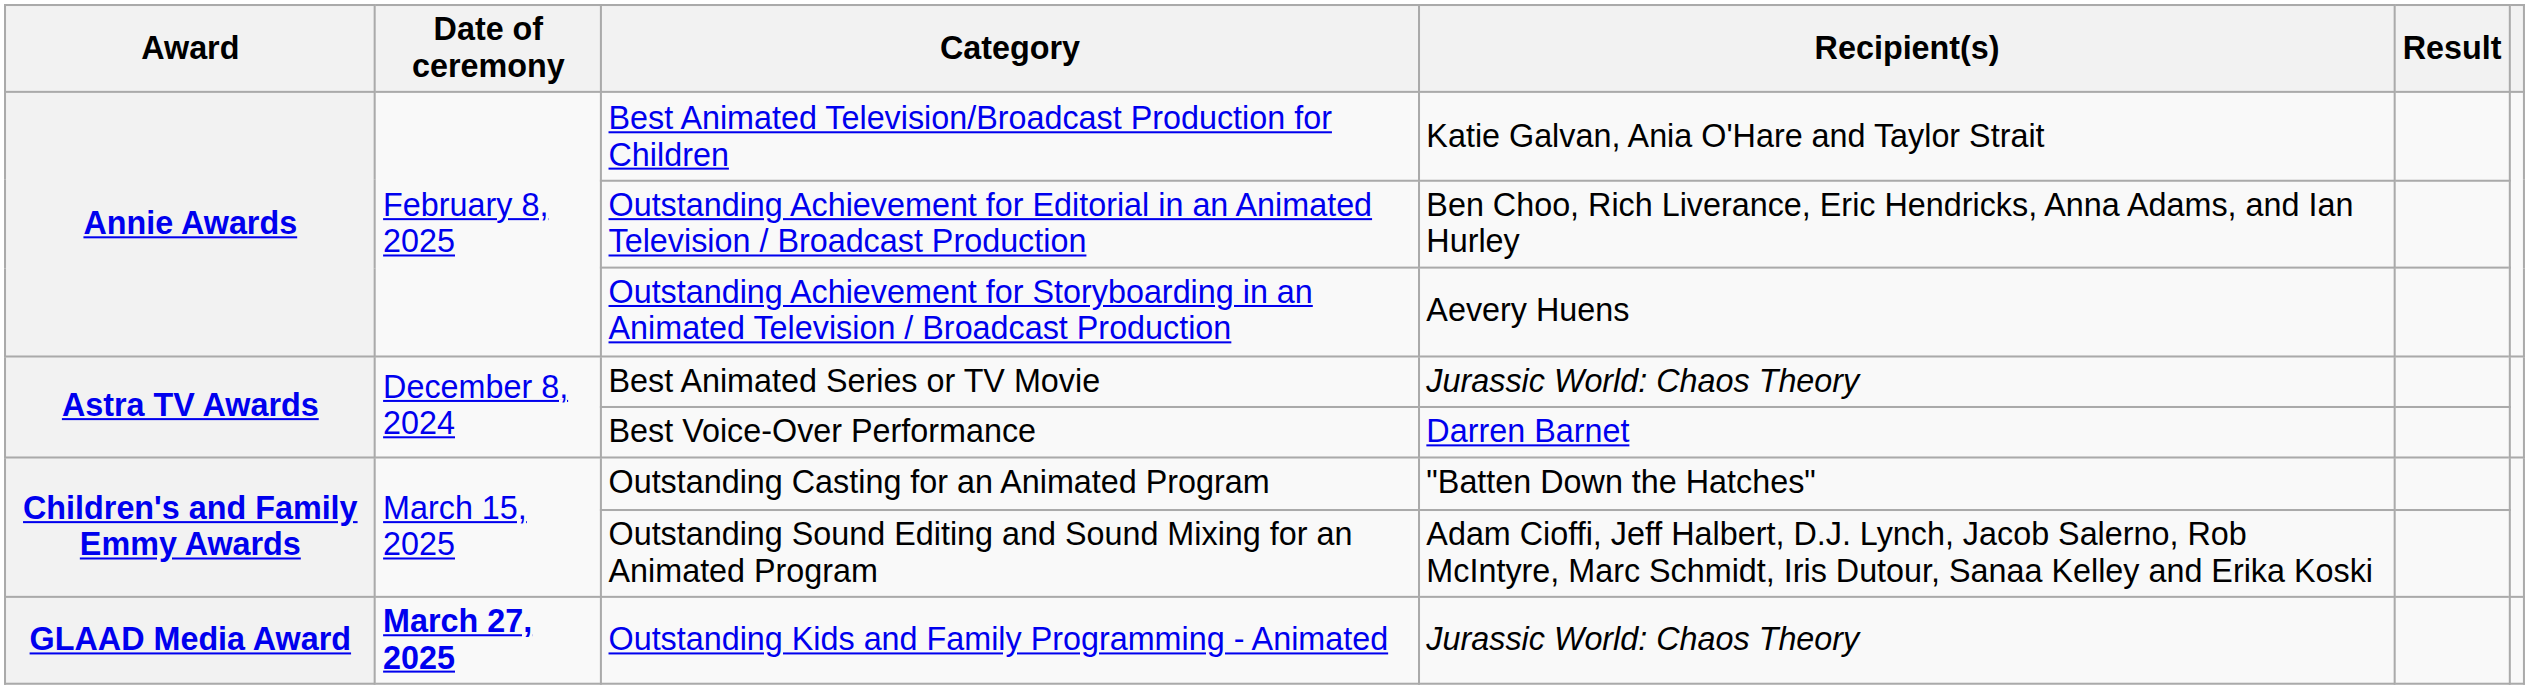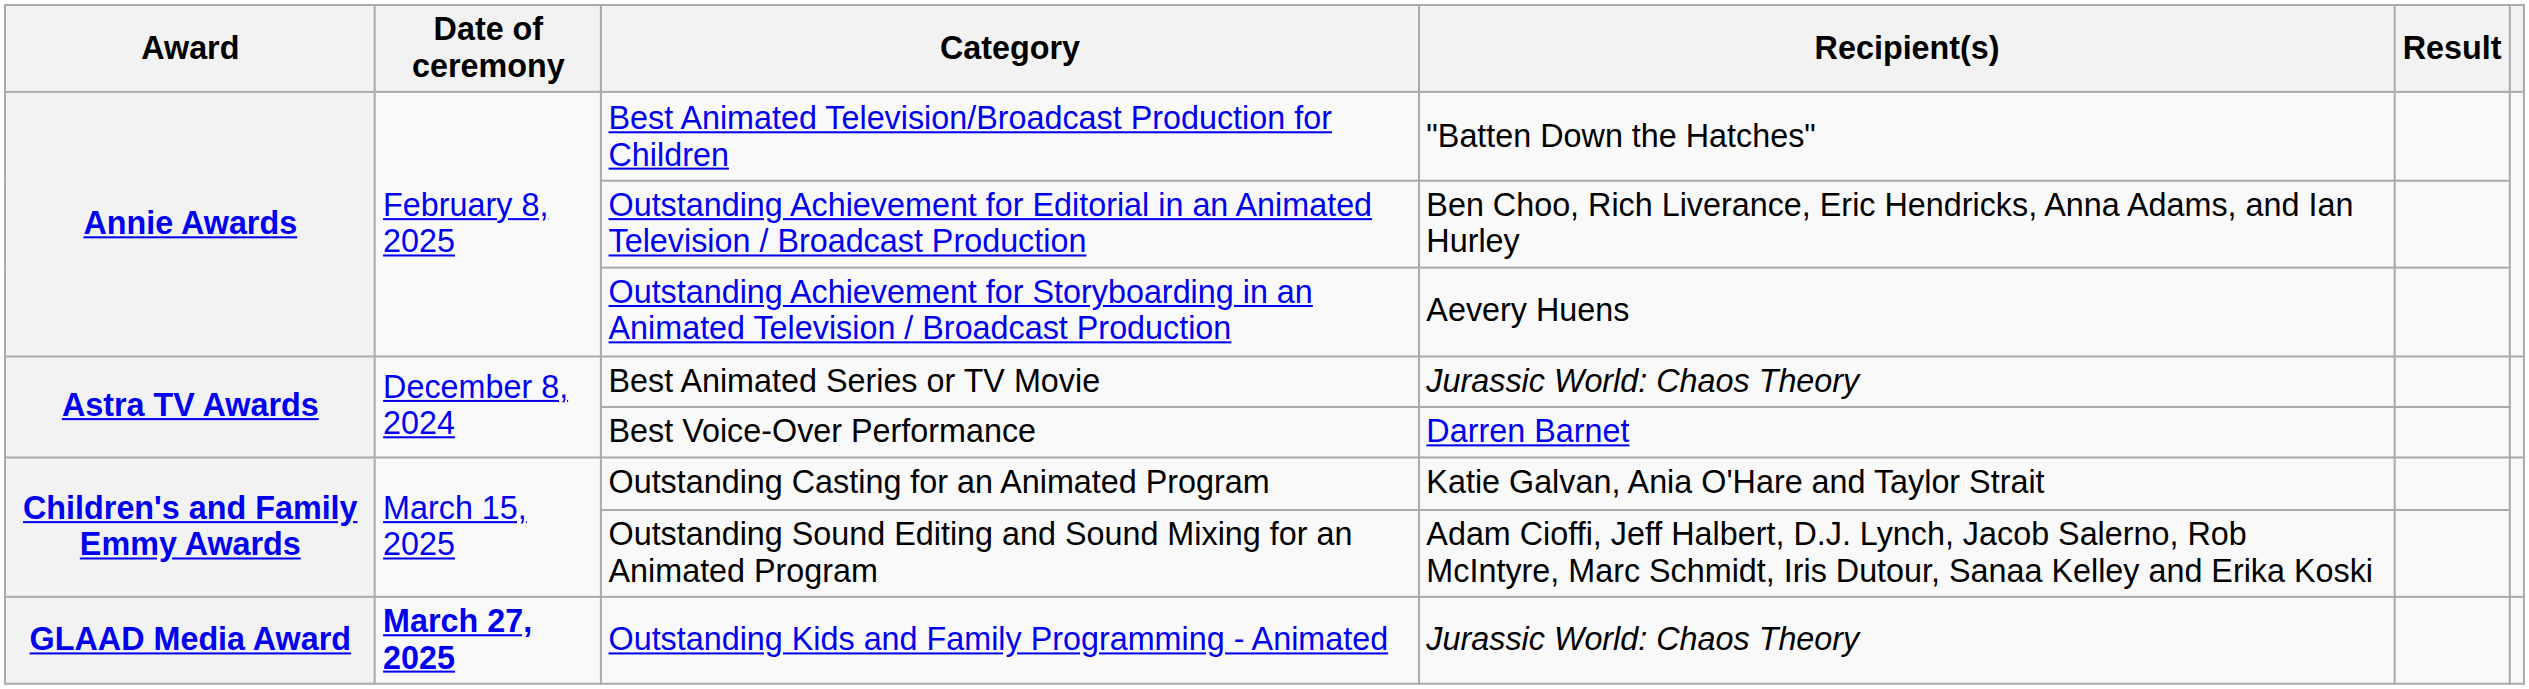(1735, 135) Katie Galvan, Ania O'Hare and Taylor Strait -> (1621, 135) "Batten Down the Hatches"
(1621, 483) "Batten Down the Hatches" -> (1735, 483) Katie Galvan, Ania O'Hare and Taylor Strait
